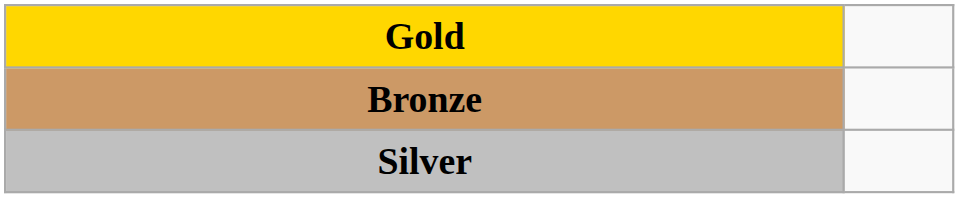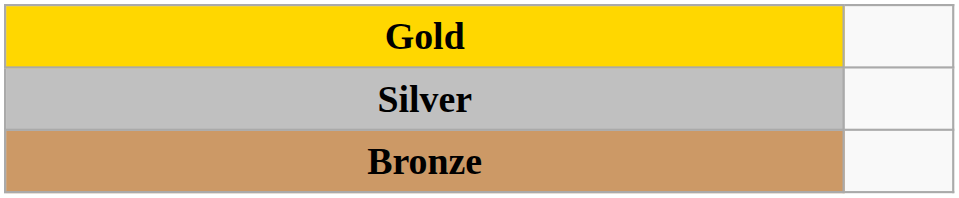rows swapped: (425, 160) <-> (425, 97)
